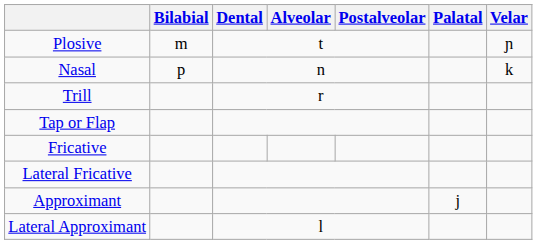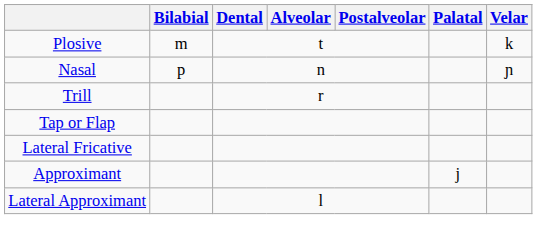(509, 43) ɲ -> (509, 43) k
(509, 69) k -> (509, 69) ɲ
- row: (77, 148)
